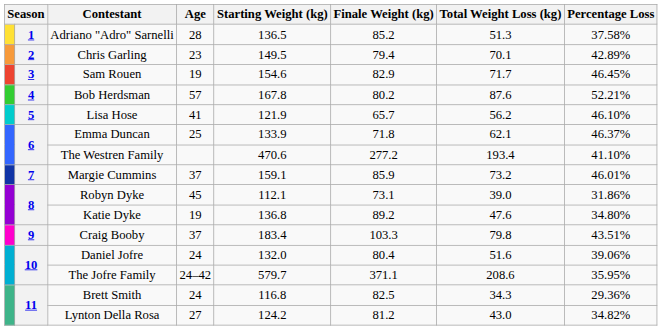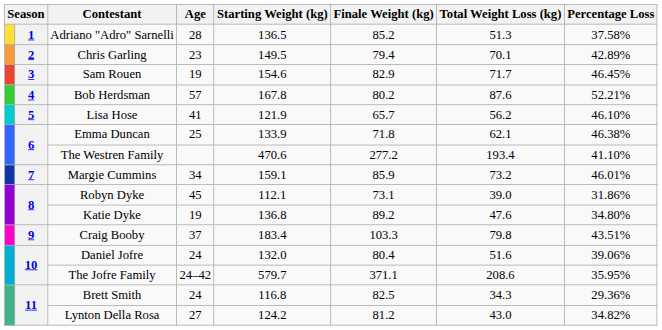(611, 134) 46.37% -> (611, 134) 46.38%
(195, 174) 37 -> (195, 174) 34
